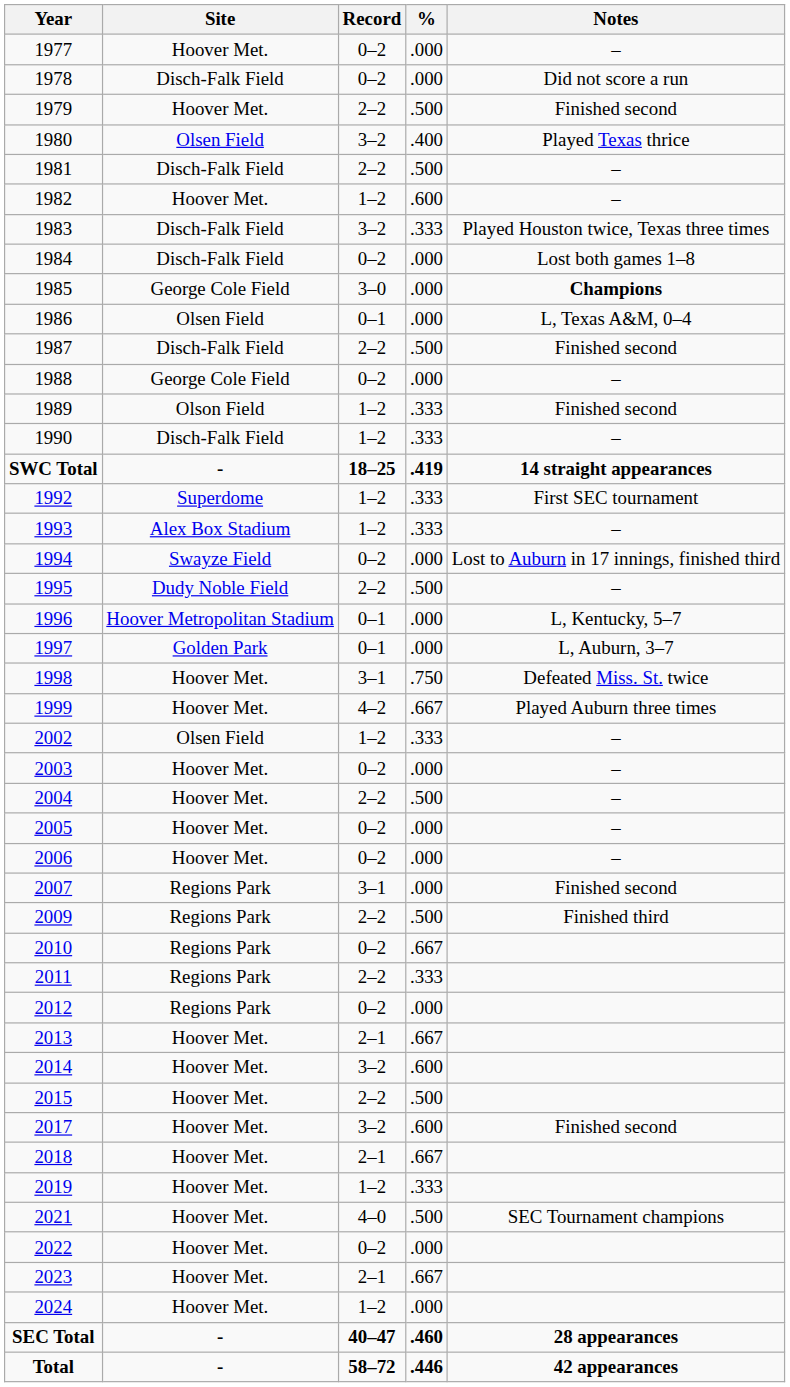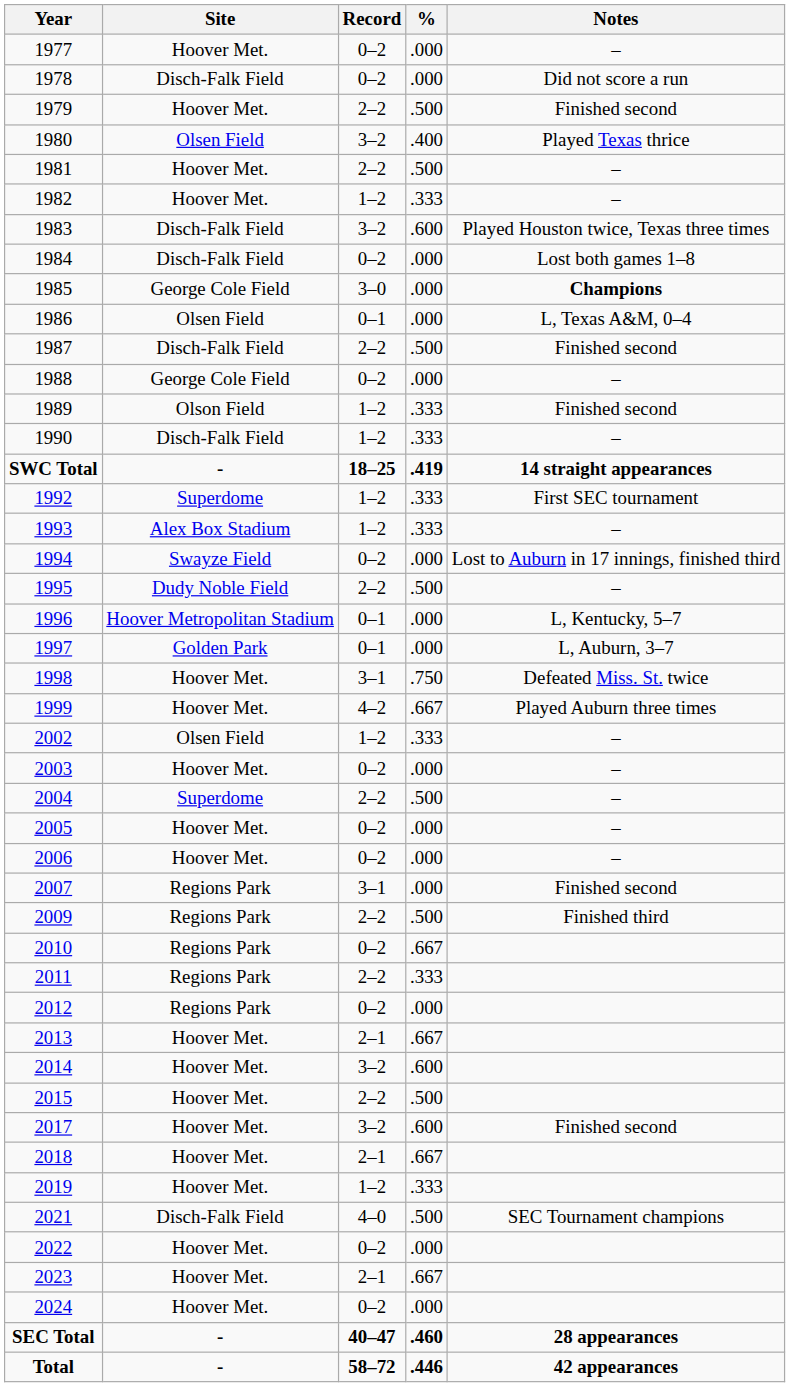(220, 169) Disch-Falk Field -> (220, 169) Hoover Met.
(427, 199) .600 -> (427, 199) .333
(427, 229) .333 -> (427, 229) .600
(220, 797) Hoover Met. -> (220, 797) Superdome
(220, 1217) Hoover Met. -> (220, 1217) Disch-Falk Field
(372, 1306) 1–2 -> (372, 1306) 0–2
